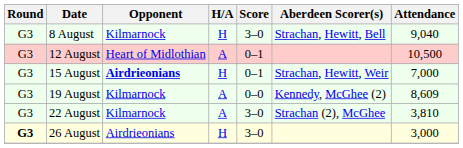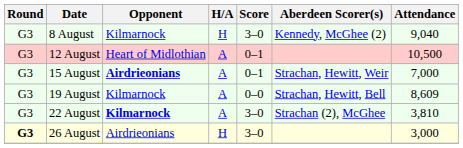(330, 34) Strachan, Hewitt, Bell -> (330, 34) Kennedy, McGhee (2)
(222, 73) H -> (222, 73) A
(330, 93) Kennedy, McGhee (2) -> (330, 93) Strachan, Hewitt, Bell
(136, 113) normal -> (138, 113) bold
